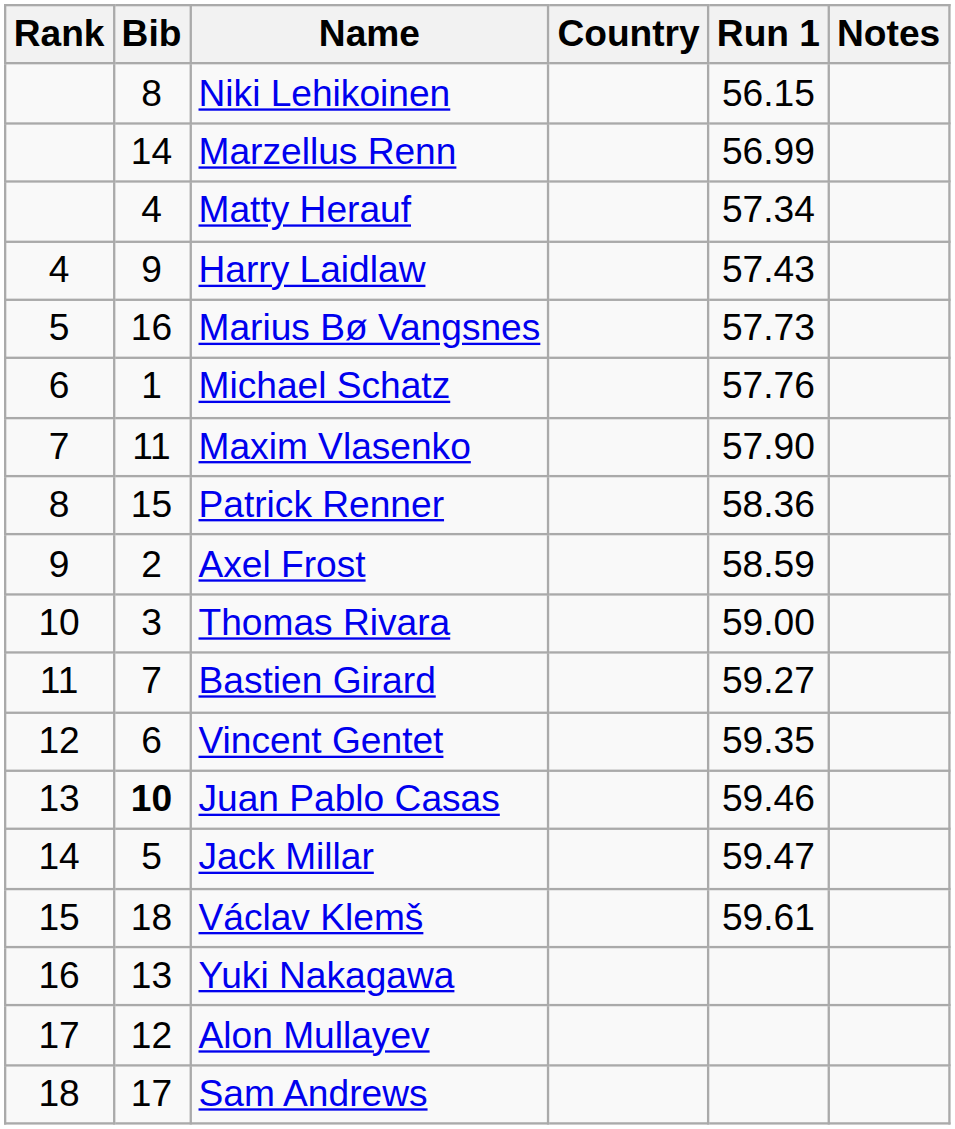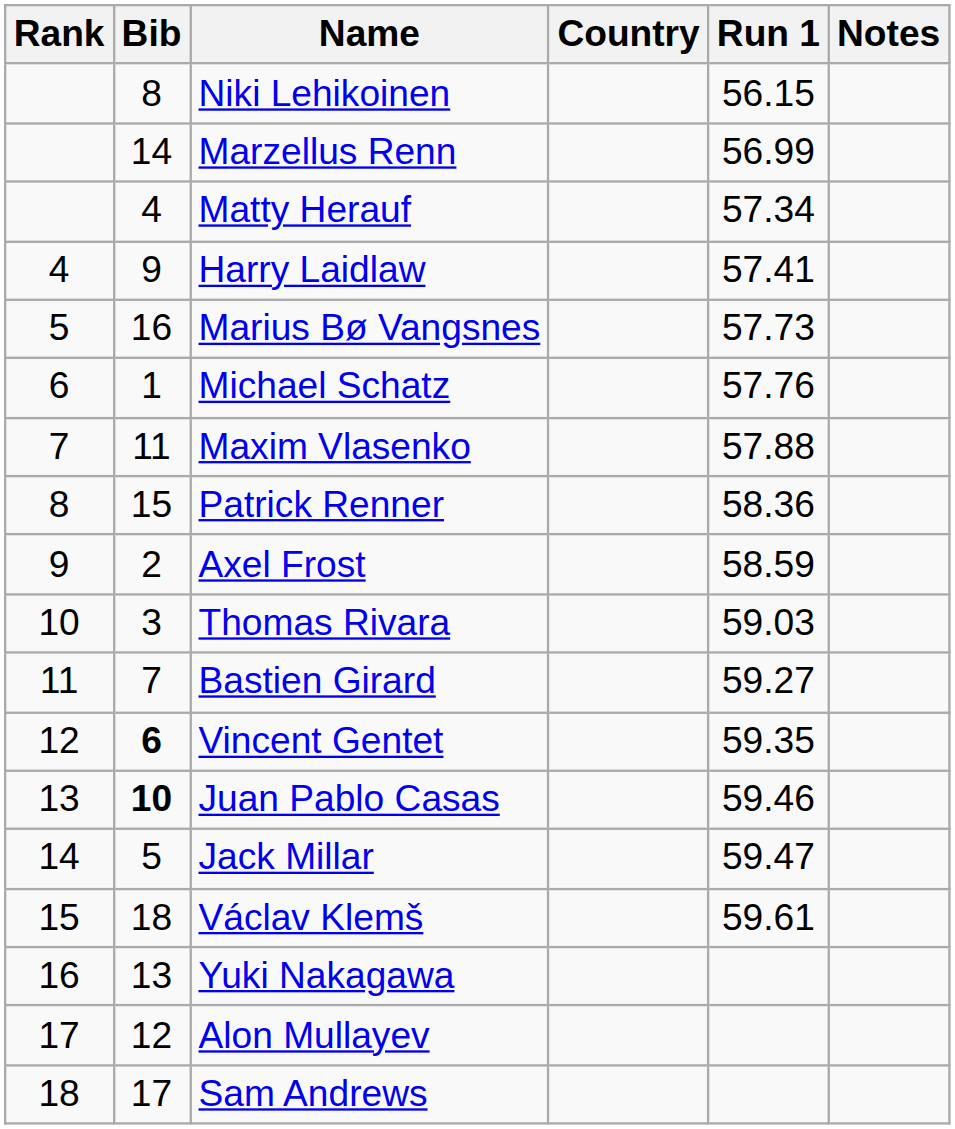(768, 269) 57.43 -> (768, 269) 57.41
(768, 446) 57.90 -> (768, 446) 57.88
(768, 622) 59.00 -> (768, 622) 59.03
(152, 740) normal -> (152, 740) bold
